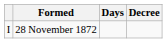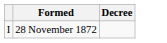- column: (113, 12)
